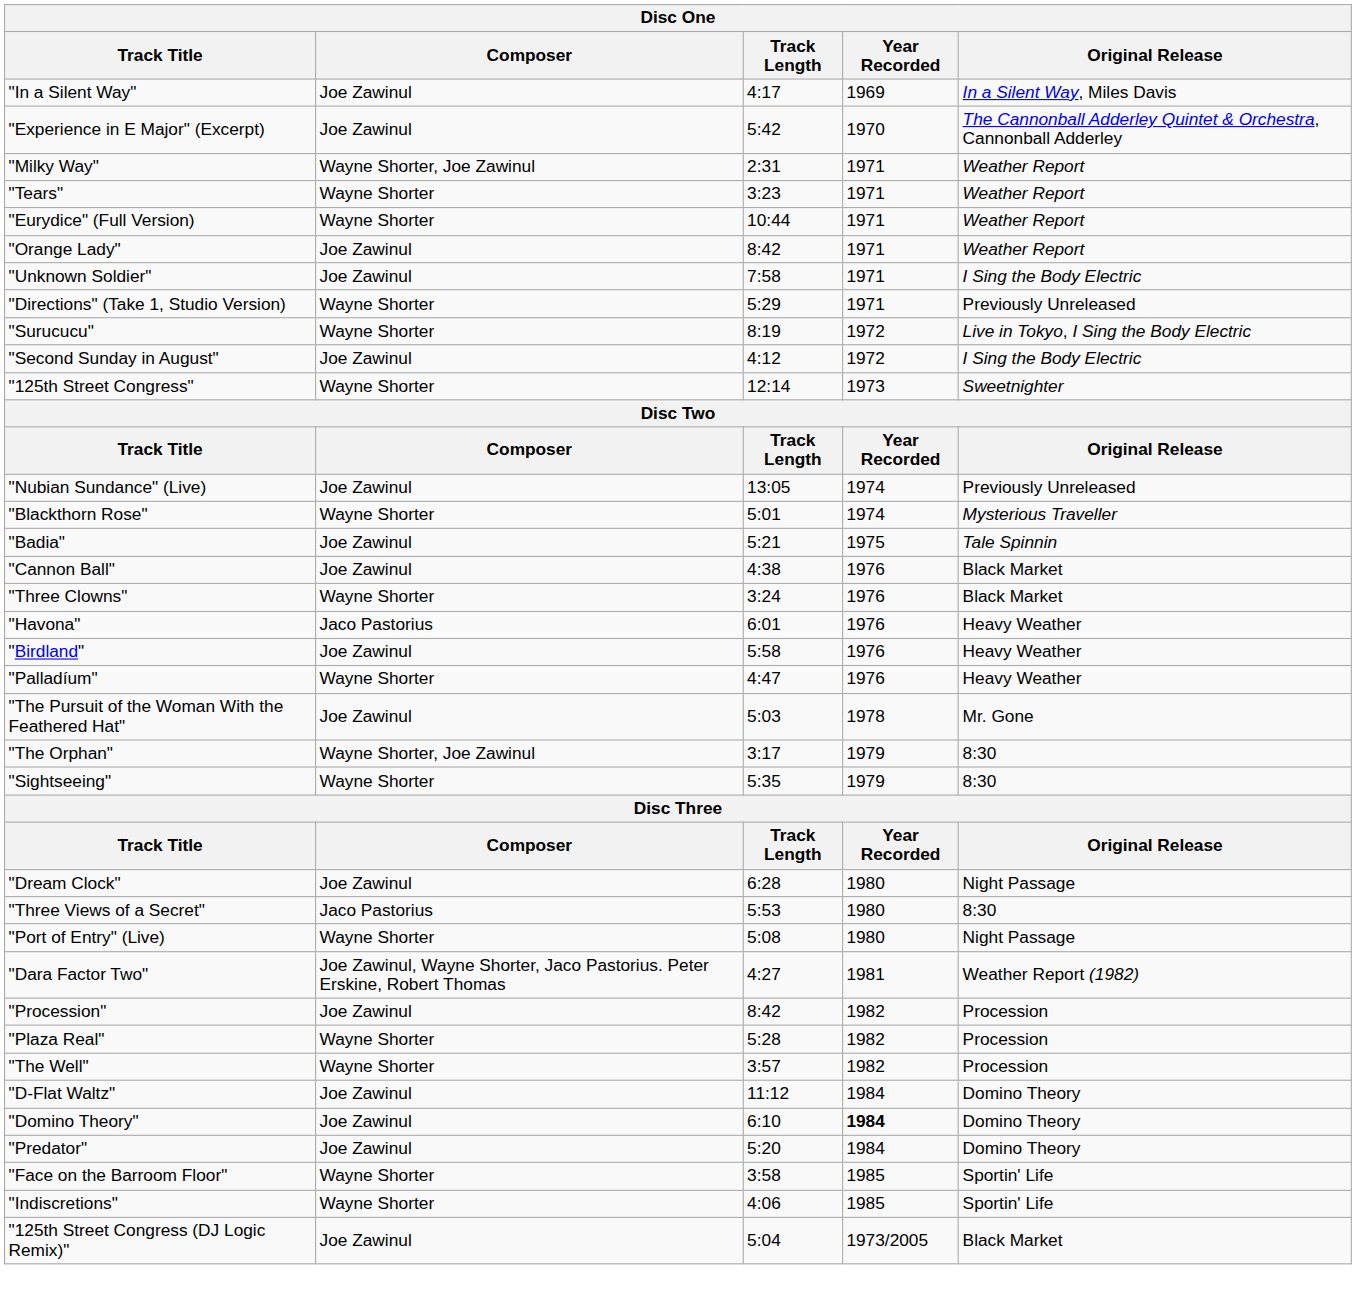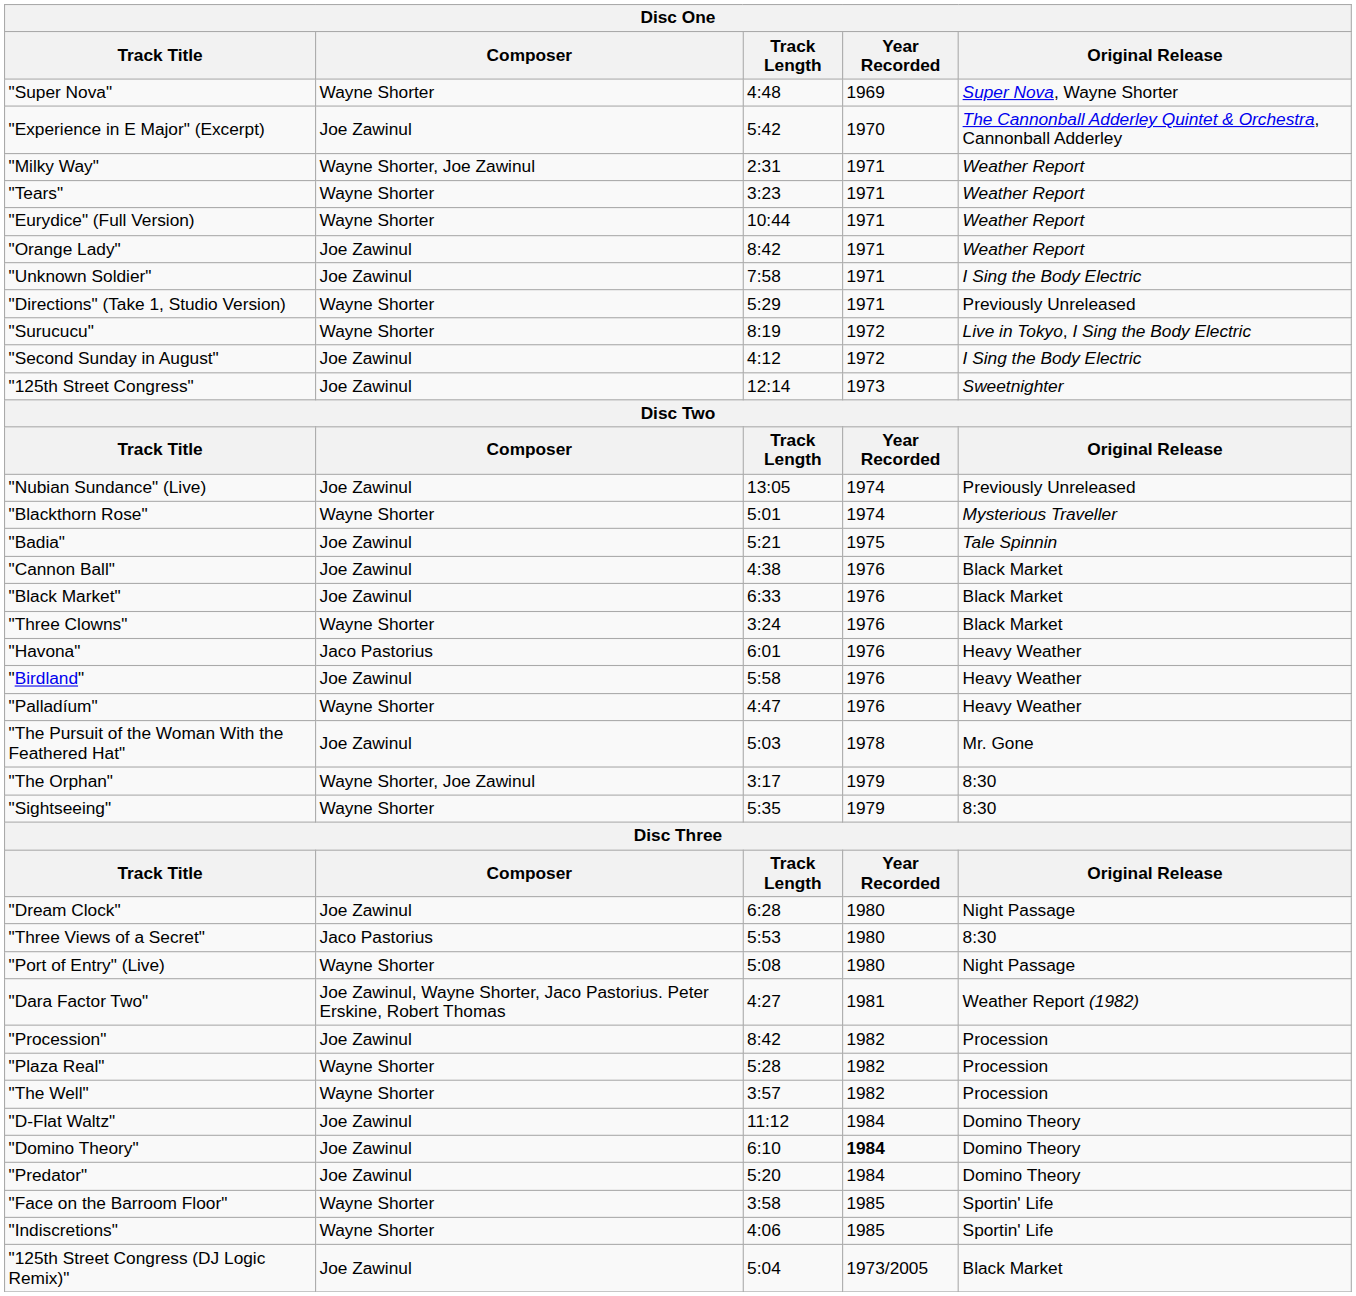- row: (72, 92)
+ row: (60, 92)
(377, 385) Wayne Shorter -> (366, 385) Joe Zawinul
+ row: (65, 597)
